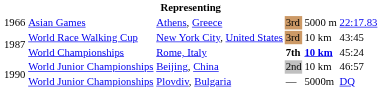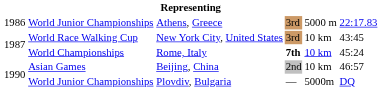(15, 22) 1966 -> (15, 22) 1986
(57, 22) Asian Games -> (91, 22) World Junior Championships
(319, 52) bold -> (318, 52) normal
(91, 67) World Junior Championships -> (57, 67) Asian Games
